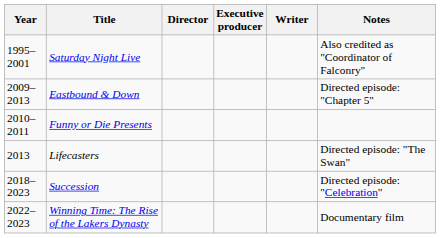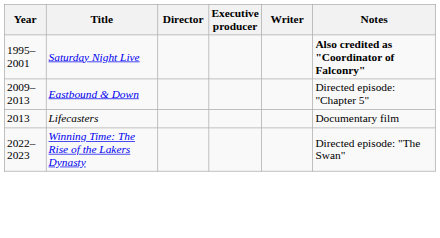(357, 57) normal -> (355, 57) bold
- row: (101, 125)
(373, 155) Directed episode: "The Swan" -> (357, 118) Documentary film
- row: (74, 186)
(362, 217) Documentary film -> (368, 149) Directed episode: "The Swan"
